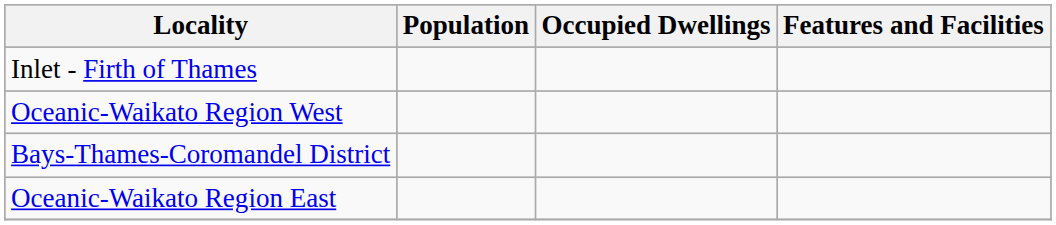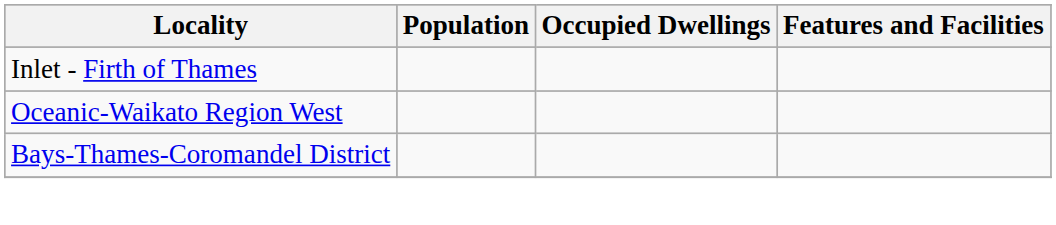- row: (174, 197)
